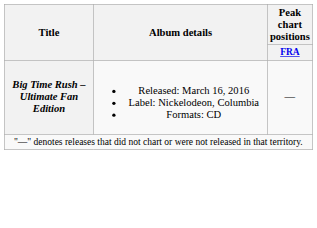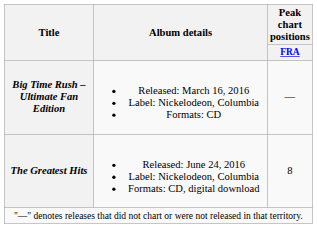+ row: (49, 170)
